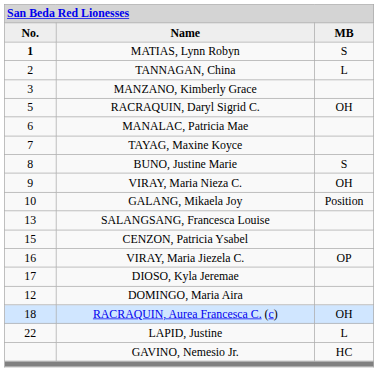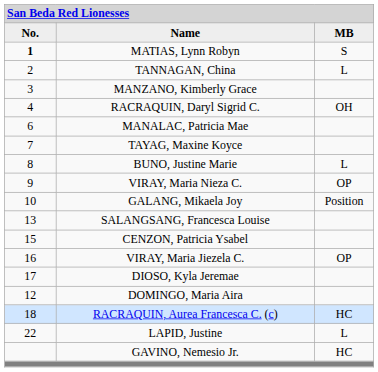(30, 107) 5 -> (30, 107) 4
(344, 164) S -> (344, 164) L
(344, 182) OH -> (344, 182) OP
(344, 314) OH -> (344, 314) HC
